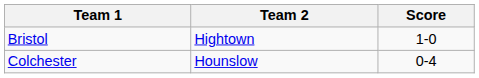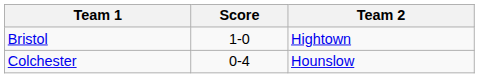columns swapped: (284, 15) <-> (426, 15)
